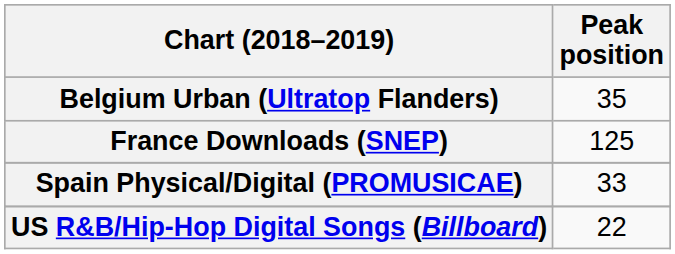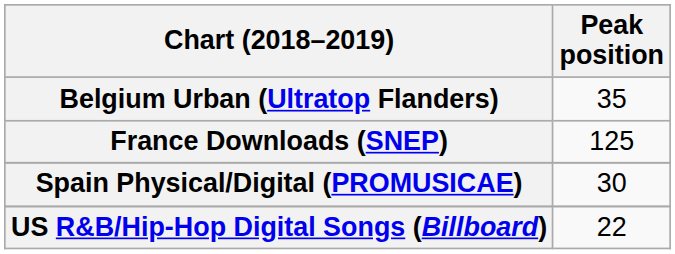(612, 183) 33 -> (612, 183) 30
